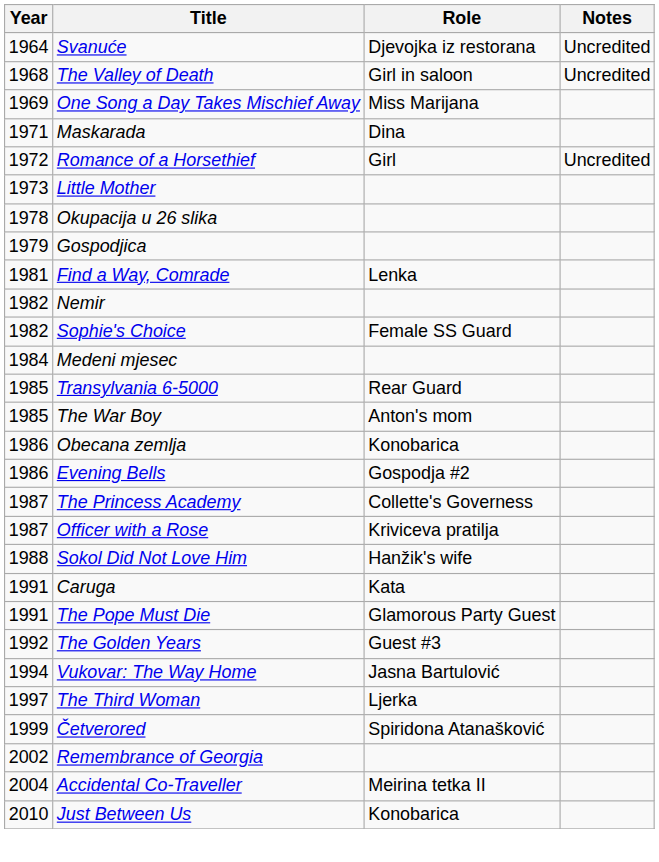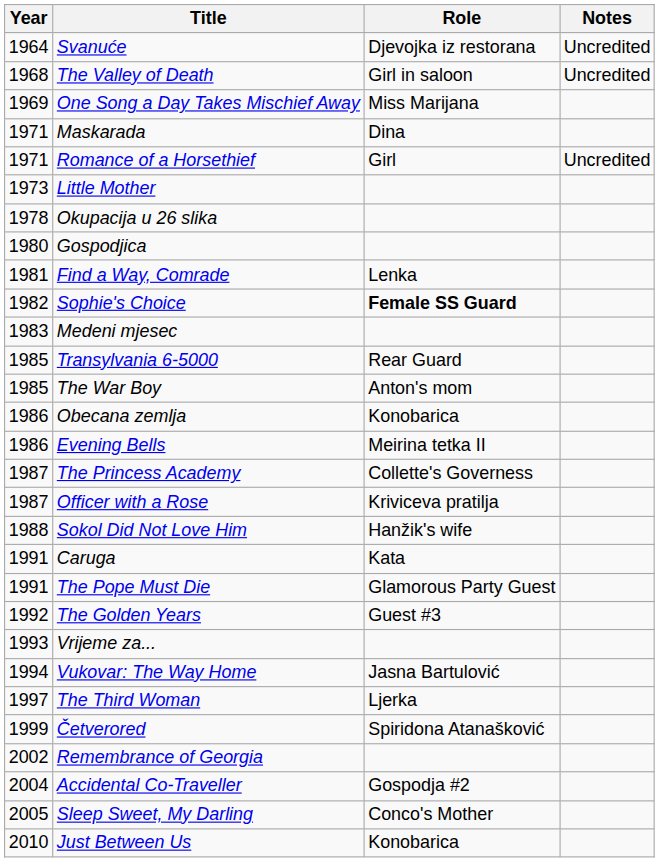(29, 160) 1972 -> (29, 160) 1971
(29, 246) 1979 -> (29, 246) 1980
- row: (81, 302)
(440, 331) normal -> (442, 302) bold
(29, 359) 1984 -> (29, 331) 1983
(419, 473) Gospodja #2 -> (427, 445) Meirina tetka II
+ row: (106, 643)
(427, 786) Meirina tetka II -> (419, 786) Gospodja #2
+ row: (155, 814)
